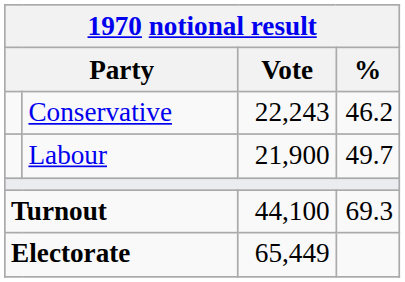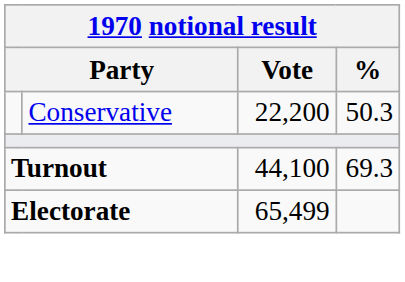(292, 112) 22,243 -> (292, 112) 22,200
(369, 112) 46.2 -> (369, 112) 50.3
- row: (68, 155)
(292, 254) 65,449 -> (292, 211) 65,499
